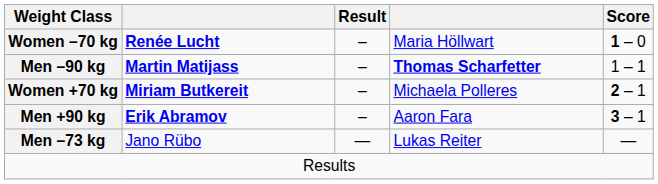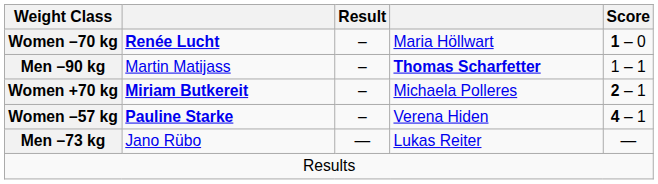(182, 66) bold -> (178, 66) normal
- row: (63, 116)
+ row: (63, 116)
